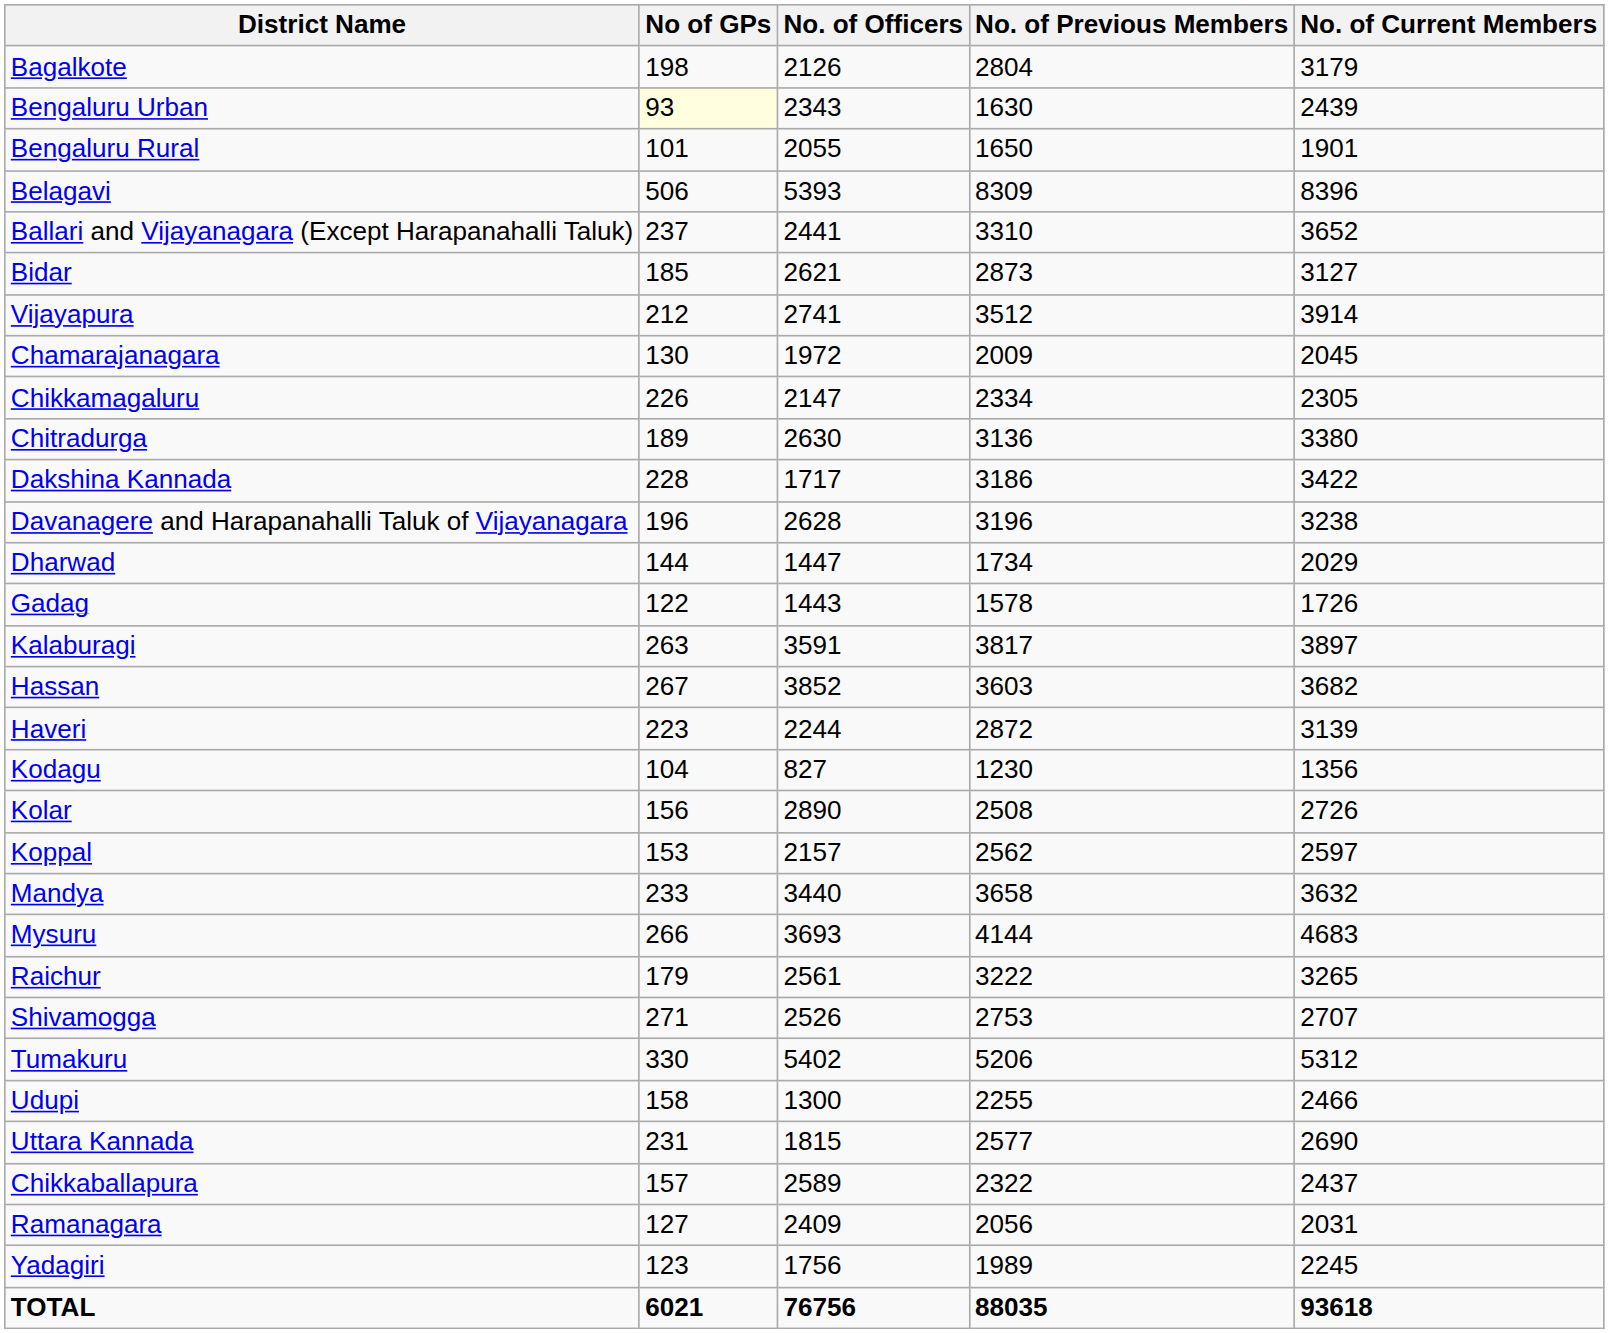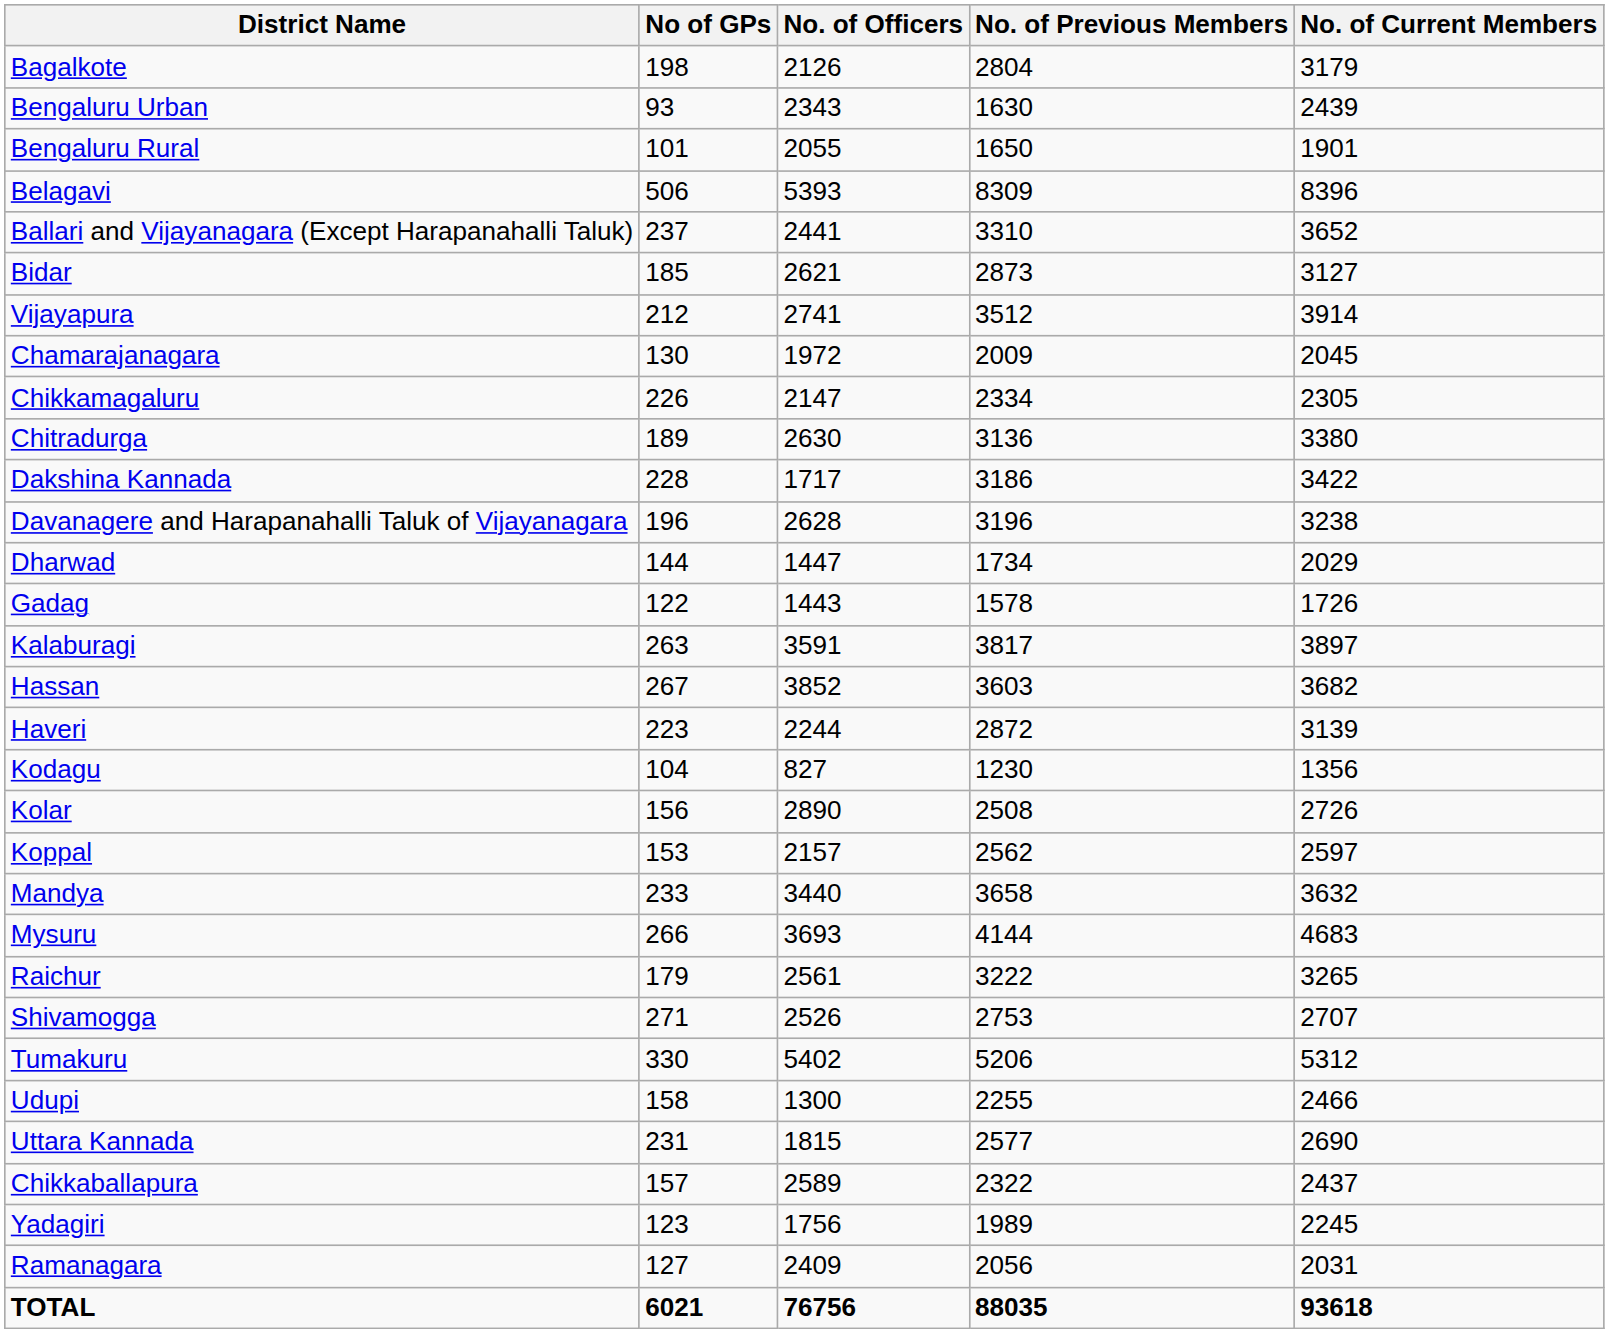(660, 107) lightyellow background -> (660, 107) no background
rows swapped: (86, 1224) <-> (58, 1266)
